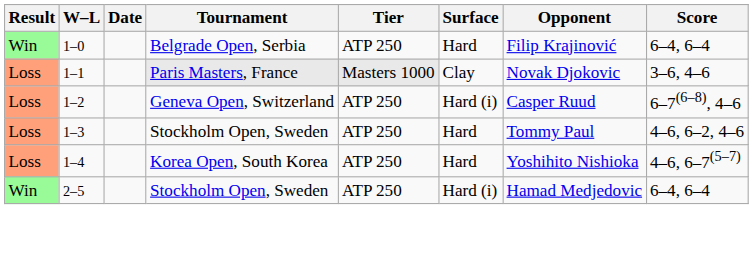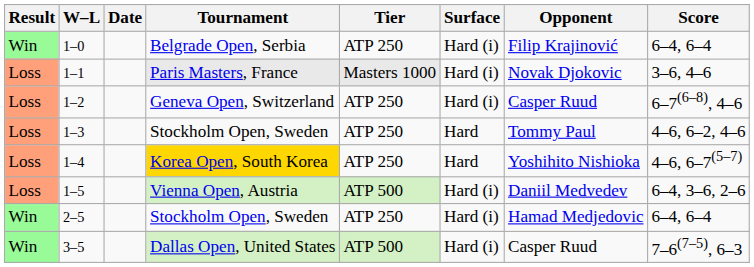(460, 45) Hard -> (471, 45) Hard (i)
(459, 72) Clay -> (471, 72) Hard (i)
(239, 160) no background -> (239, 160) gold background
+ row: (74, 191)
+ row: (74, 247)
